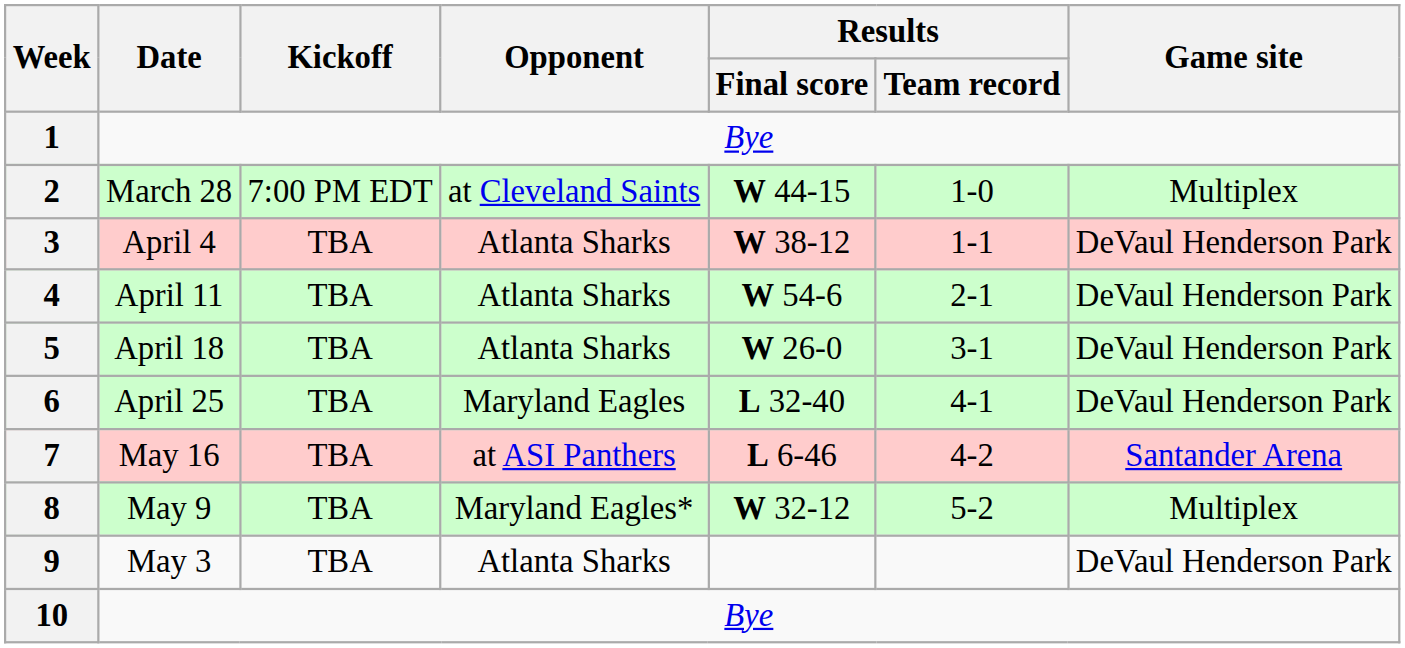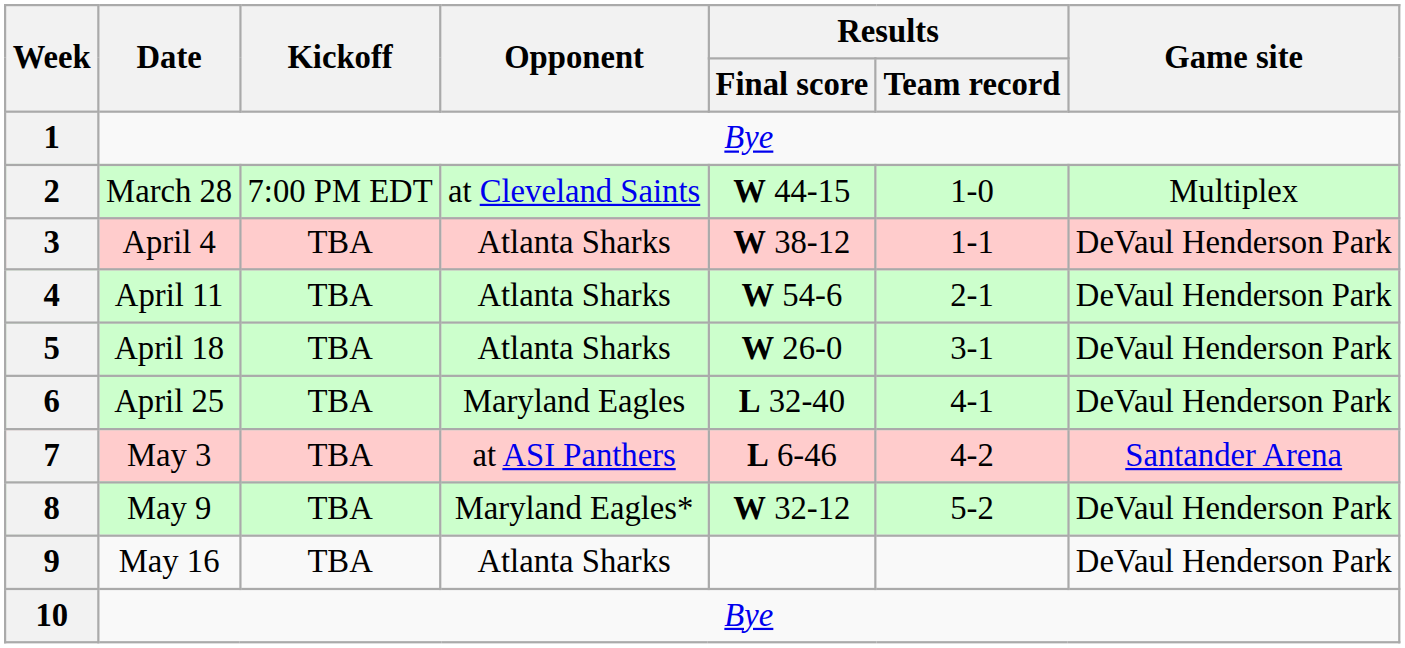(169, 454) May 16 -> (169, 454) May 3
(1234, 507) Multiplex -> (1234, 507) DeVaul Henderson Park
(169, 560) May 3 -> (169, 560) May 16
